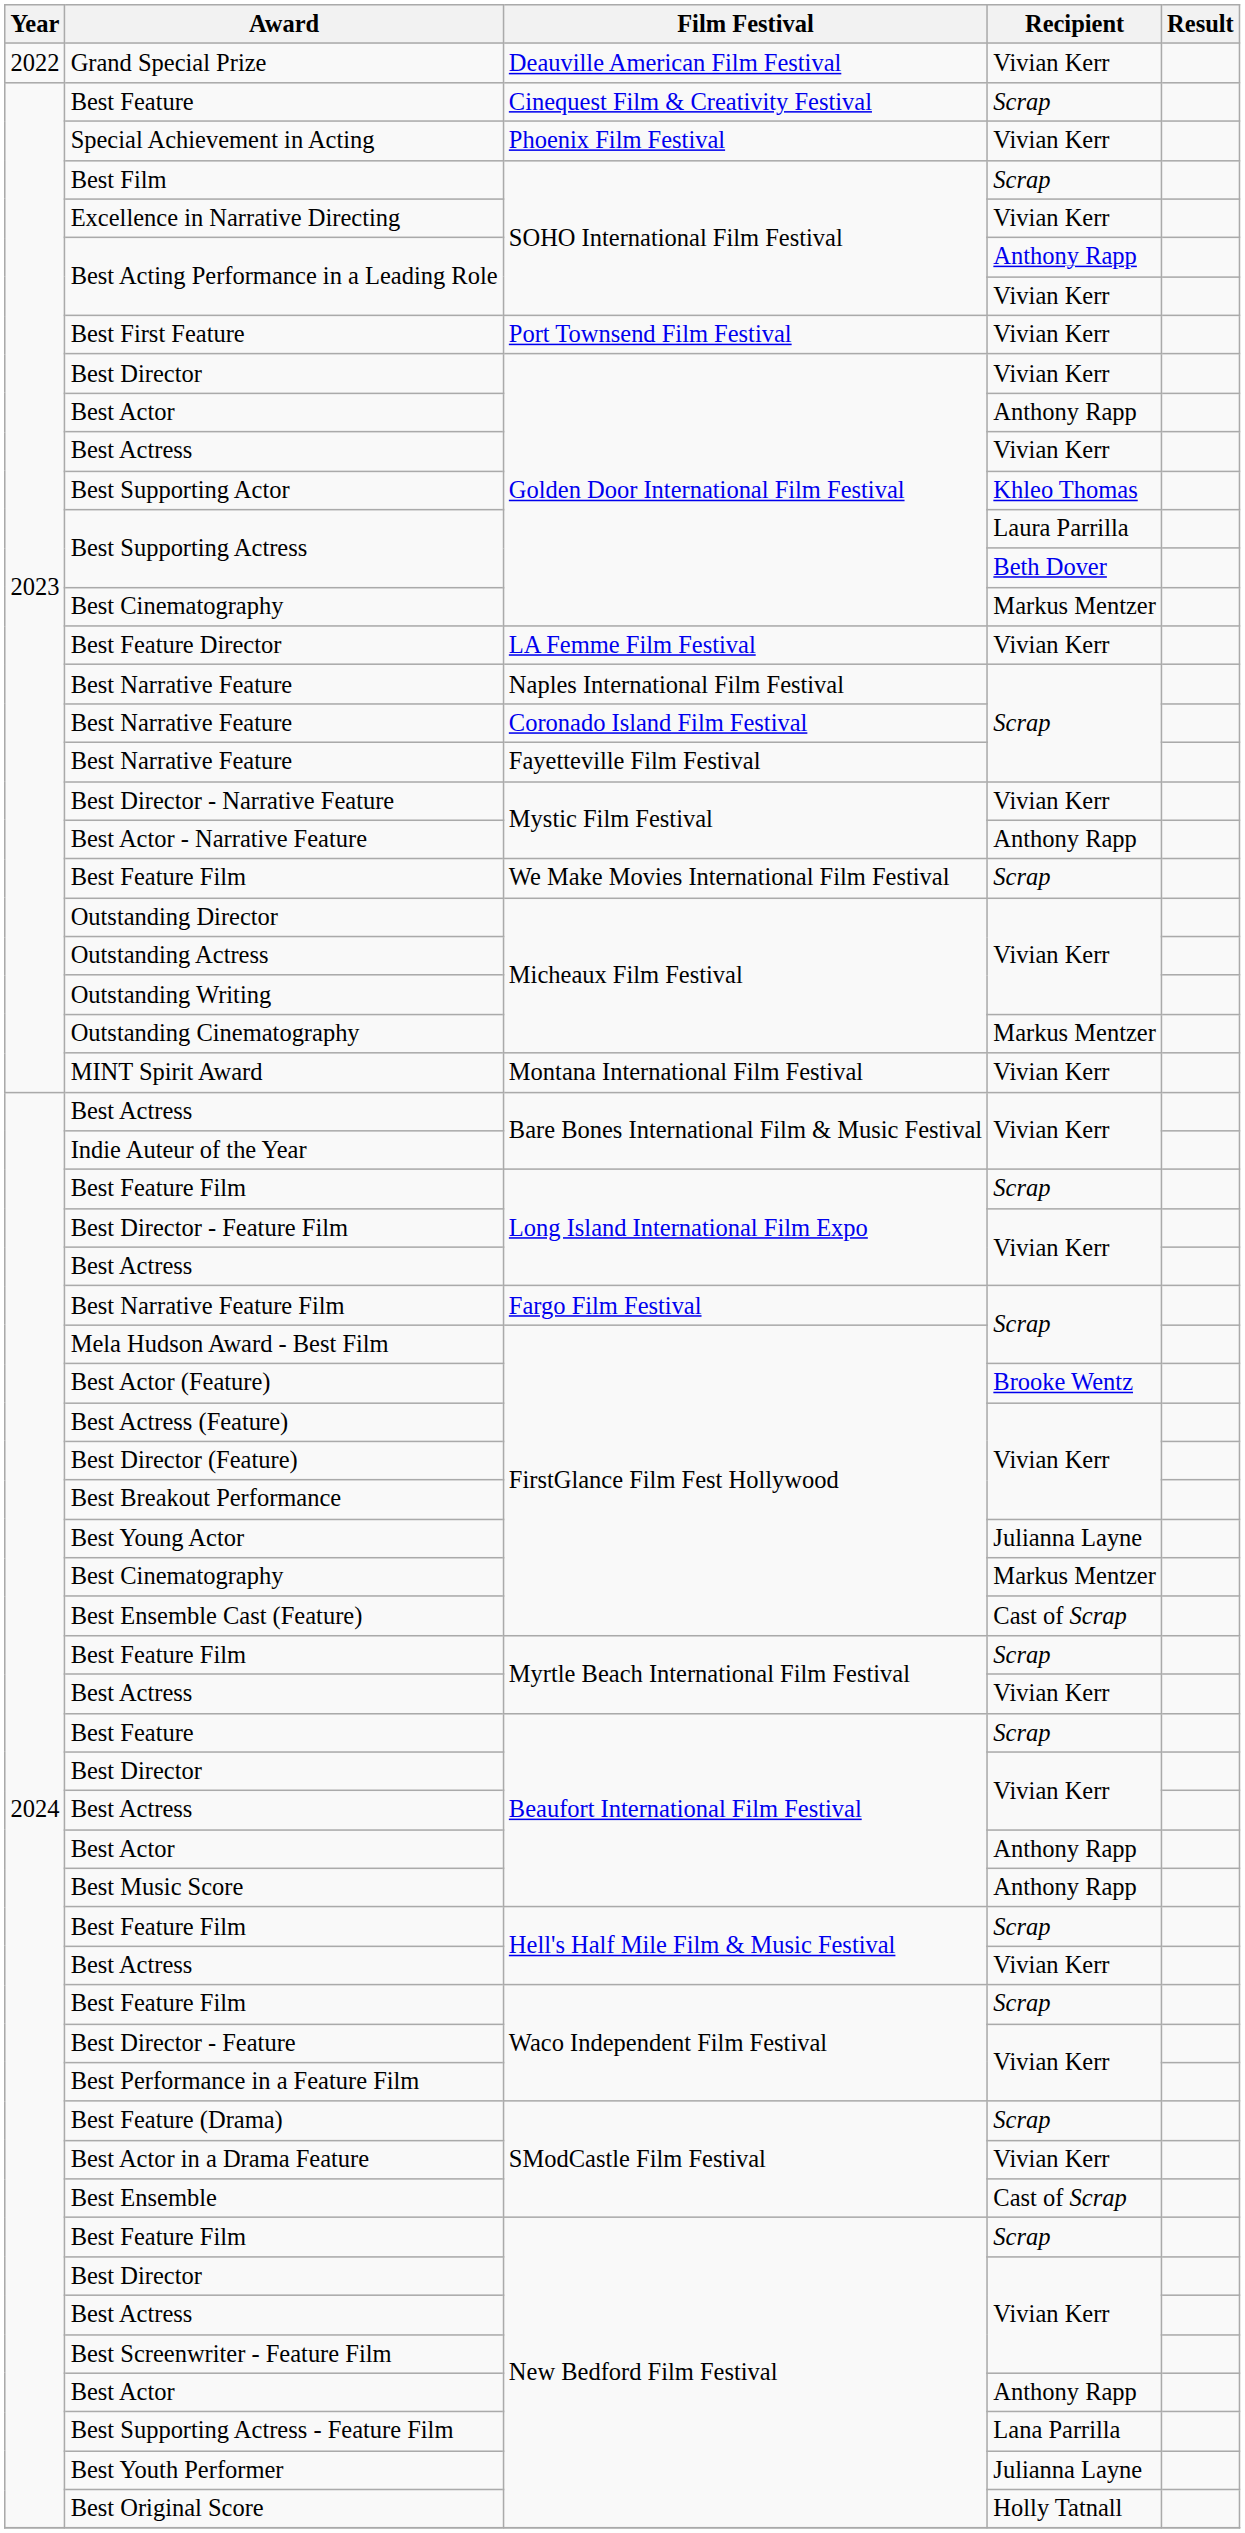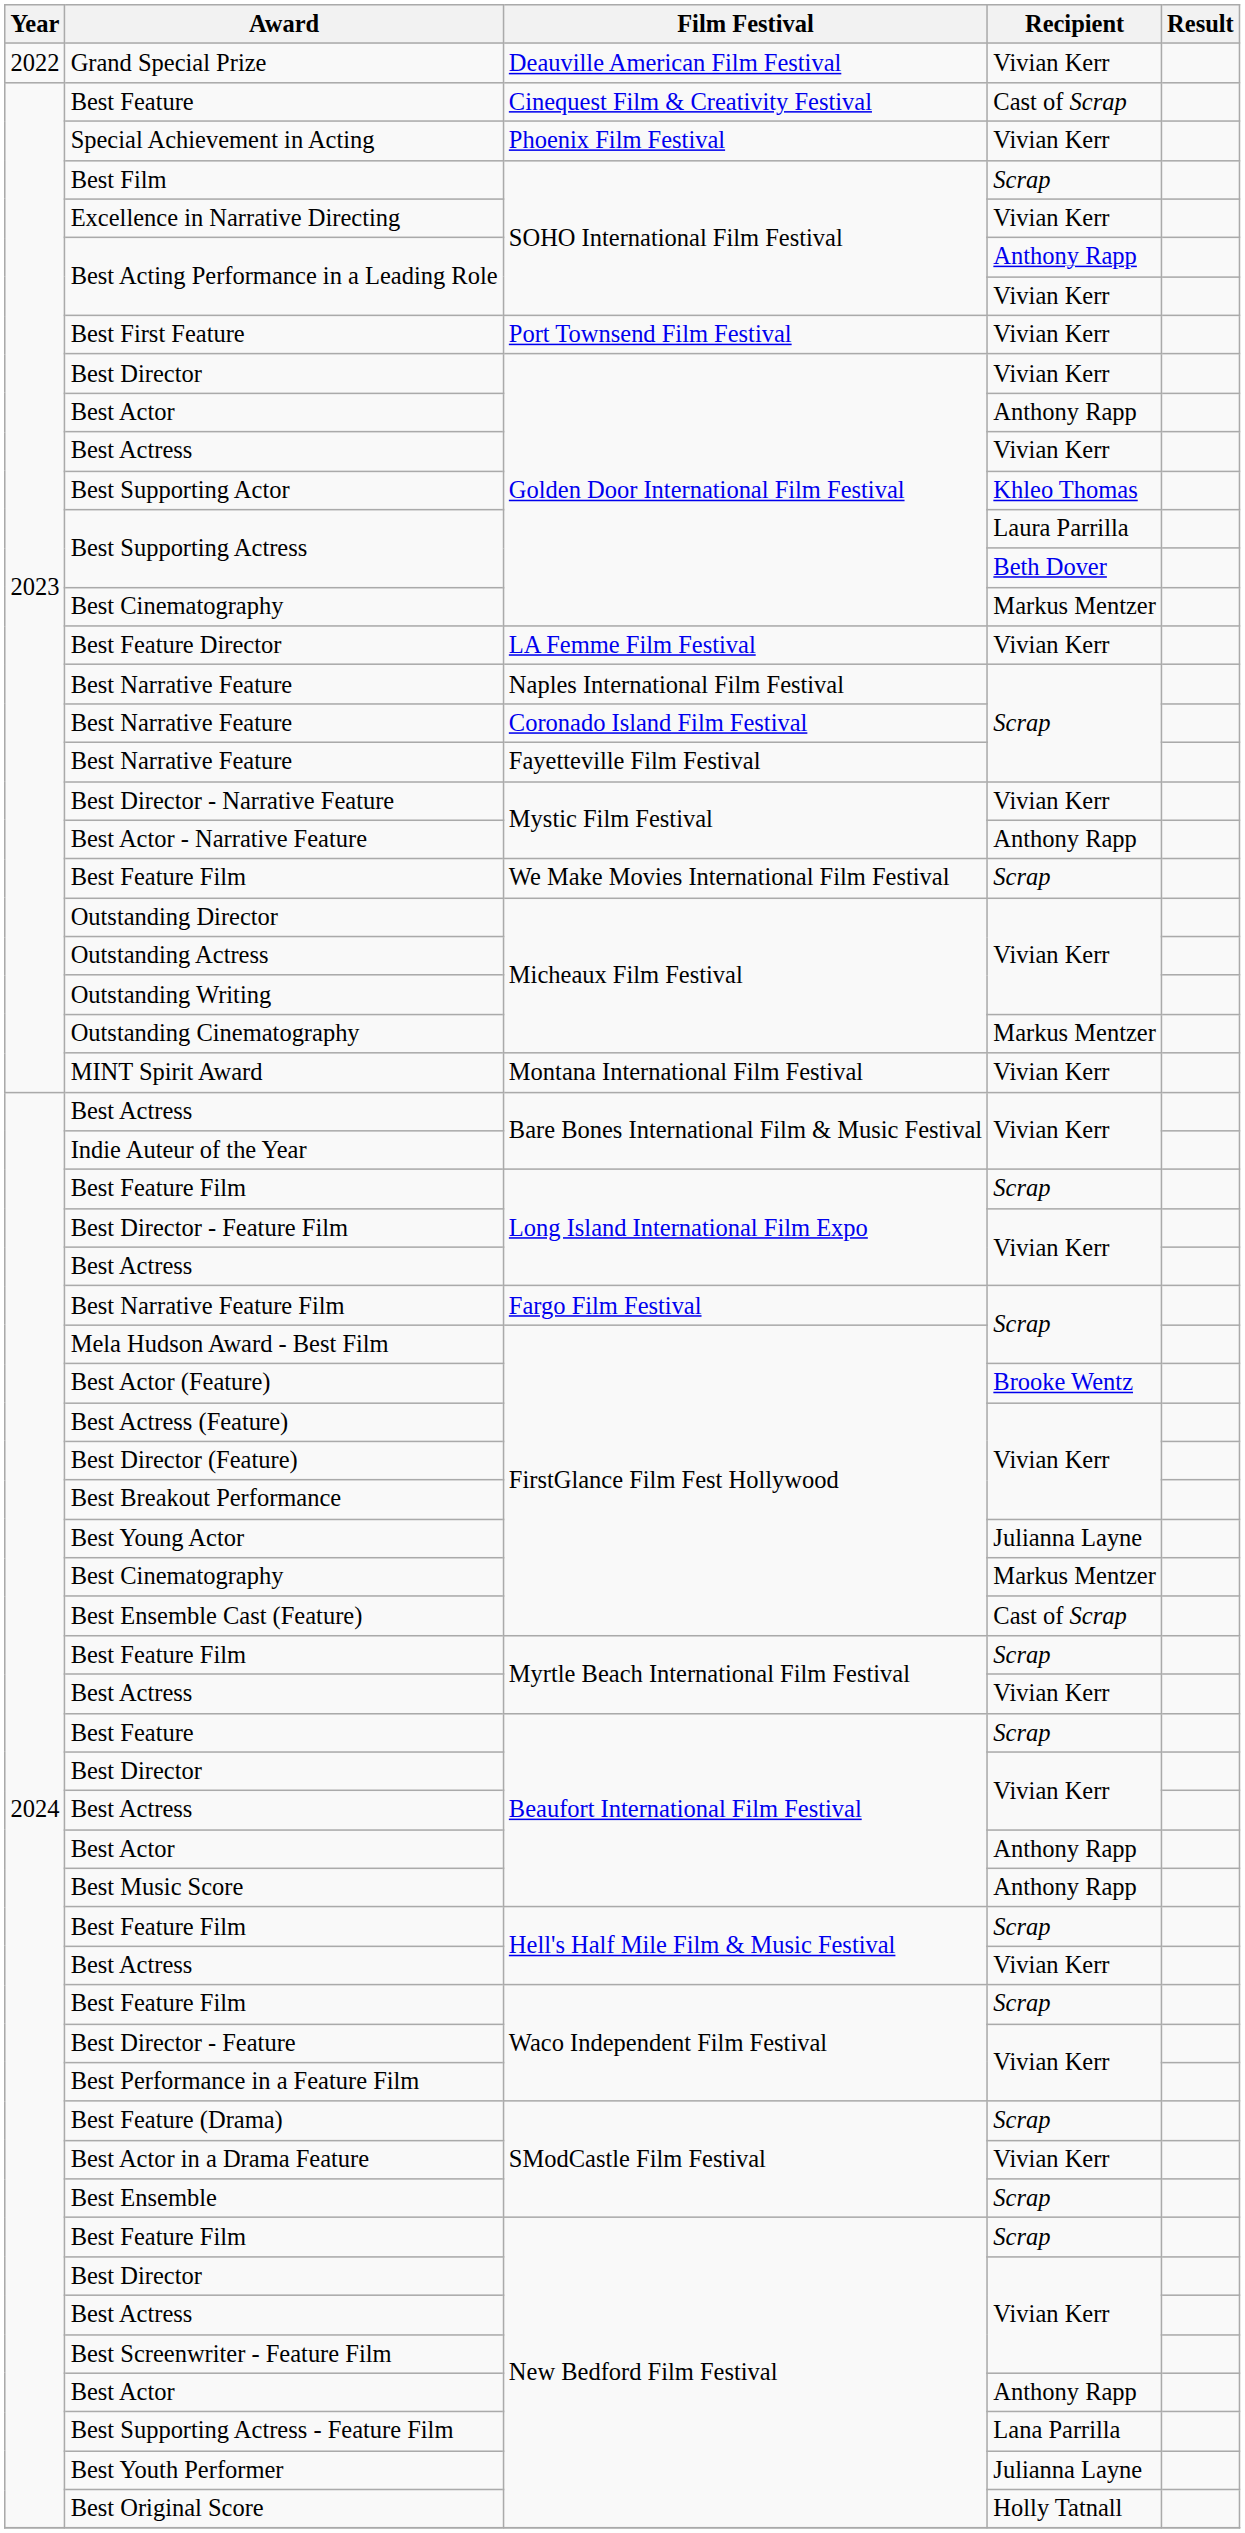(1022, 101) Scrap -> (1060, 101) Cast of Scrap
(1060, 2198) Cast of Scrap -> (1022, 2198) Scrap
